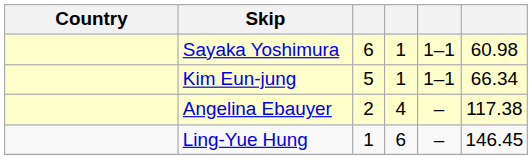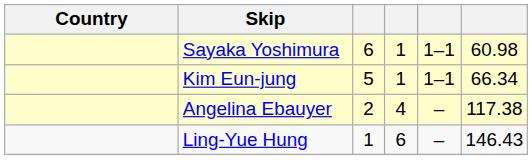(494, 139) 146.45 -> (494, 139) 146.43
